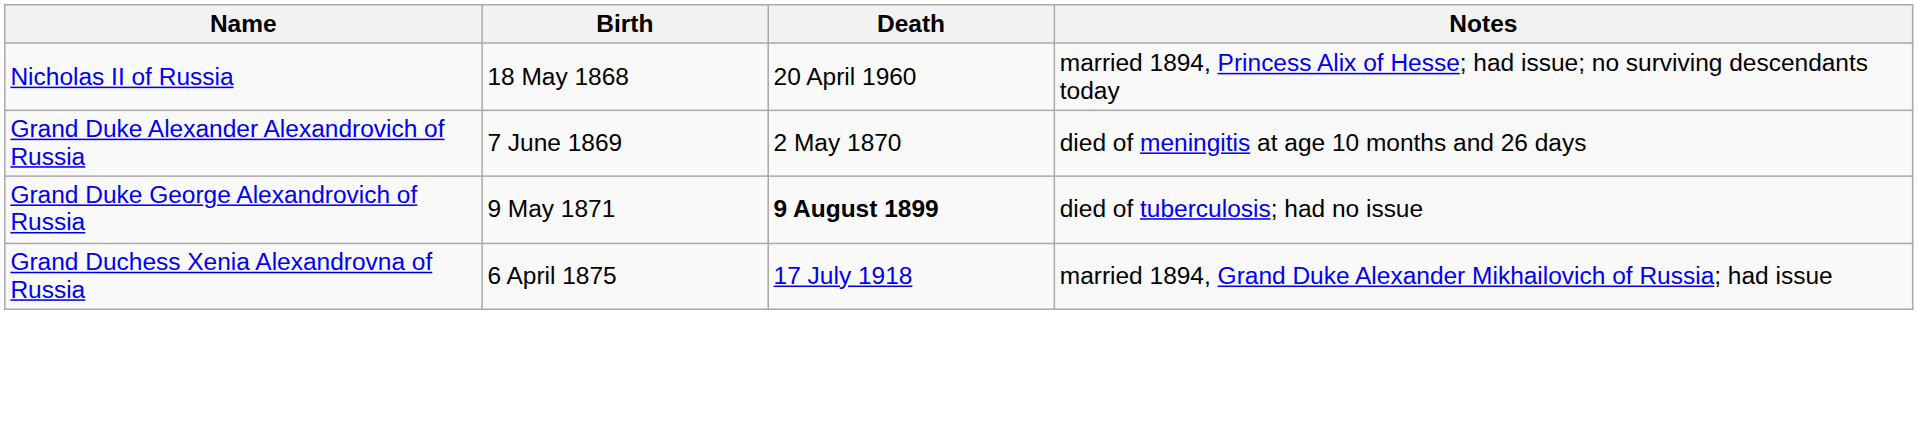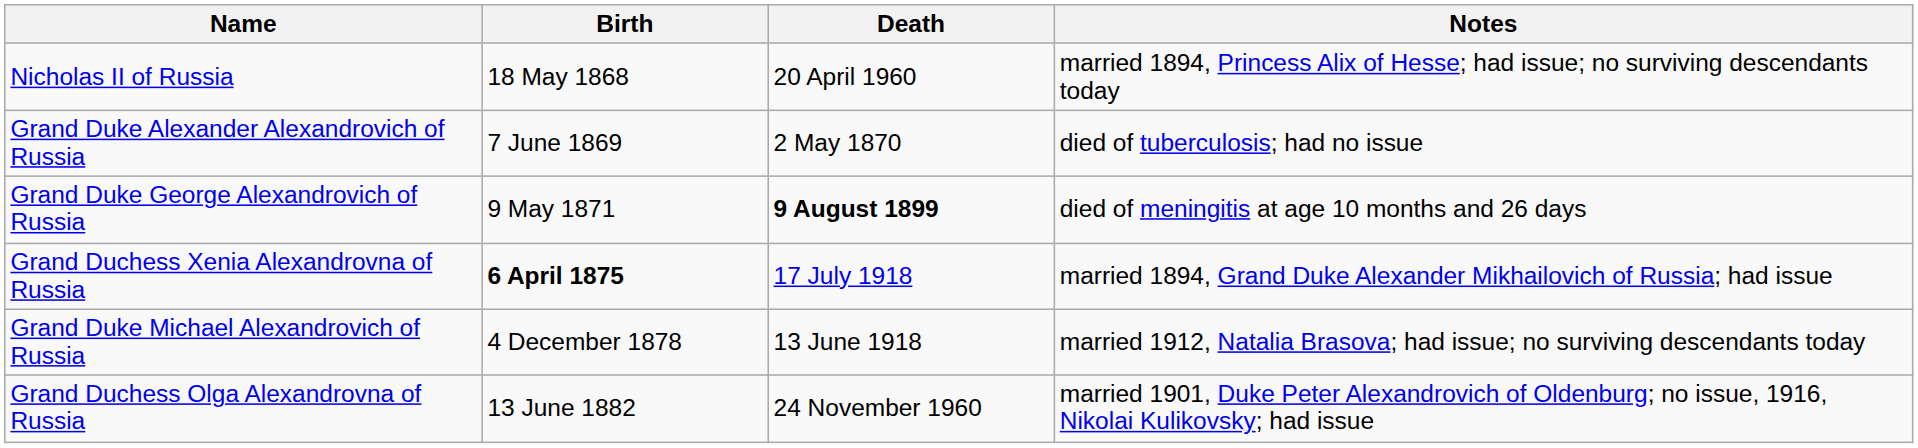(1323, 142) died of meningitis at age 10 months and 26 days -> (1241, 142) died of tuberculosis; had no issue
(1241, 209) died of tuberculosis; had no issue -> (1323, 209) died of meningitis at age 10 months and 26 days
(552, 275) normal -> (556, 275) bold
+ row: (215, 341)
+ row: (216, 408)
